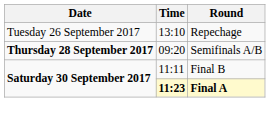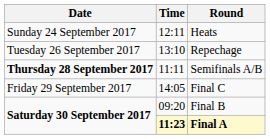+ row: (204, 32)
(172, 50) 09:20 -> (171, 69) 11:11
+ row: (208, 87)
(171, 69) 11:11 -> (172, 106) 09:20
